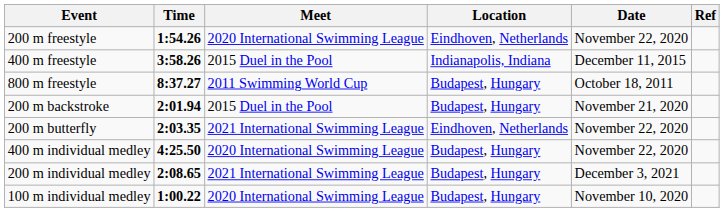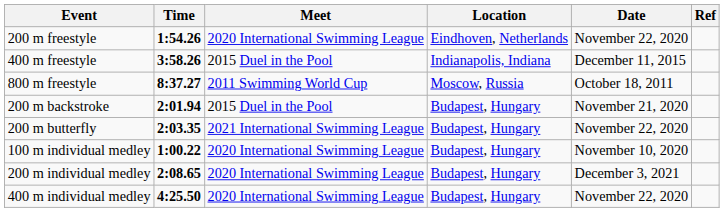(485, 83) Budapest, Hungary -> (477, 83) Moscow, Russia
(499, 128) Eindhoven, Netherlands -> (485, 128) Budapest, Hungary
rows swapped: (79, 196) <-> (79, 151)
(316, 173) 2021 International Swimming League -> (316, 173) 2020 International Swimming League
